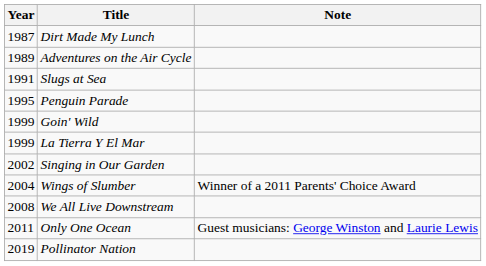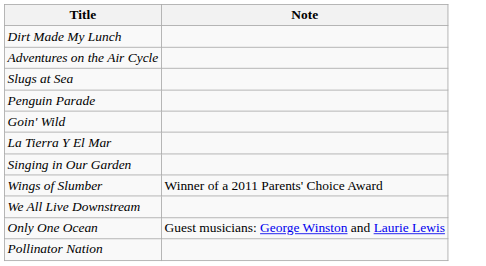- column: (21, 15)
